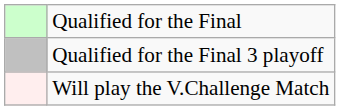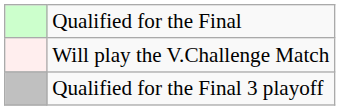rows swapped: (188, 54) <-> (191, 88)
